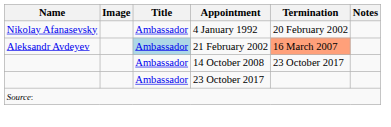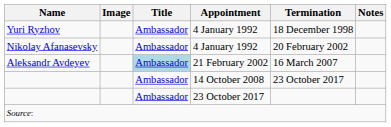+ row: (33, 29)
(305, 46) lightsalmon background -> (305, 63) no background
